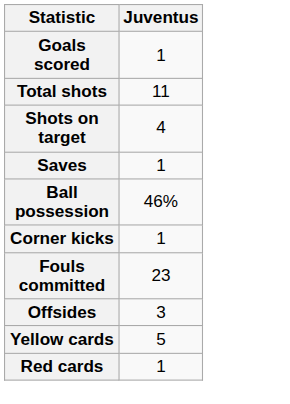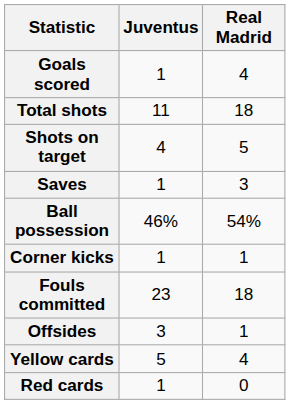+ column: (244, 27)
